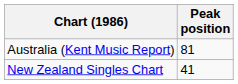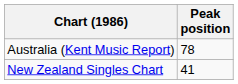(188, 49) 81 -> (188, 49) 78
